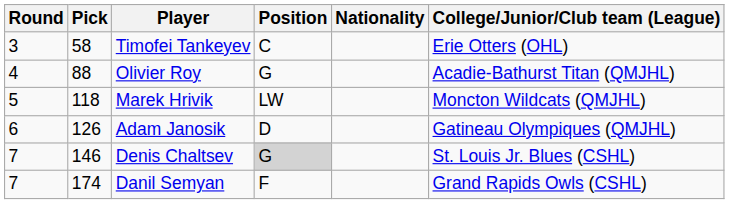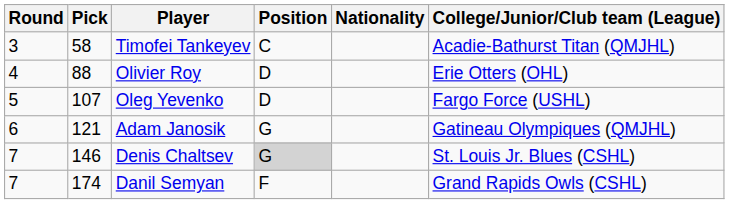(500, 45) Erie Otters (OHL) -> (554, 45) Acadie-Bathurst Titan (QMJHL)
(265, 73) G -> (265, 73) D
(554, 73) Acadie-Bathurst Titan (QMJHL) -> (500, 73) Erie Otters (OHL)
+ row: (170, 101)
- row: (164, 101)
(86, 128) 126 -> (86, 128) 121
(265, 128) D -> (265, 128) G
